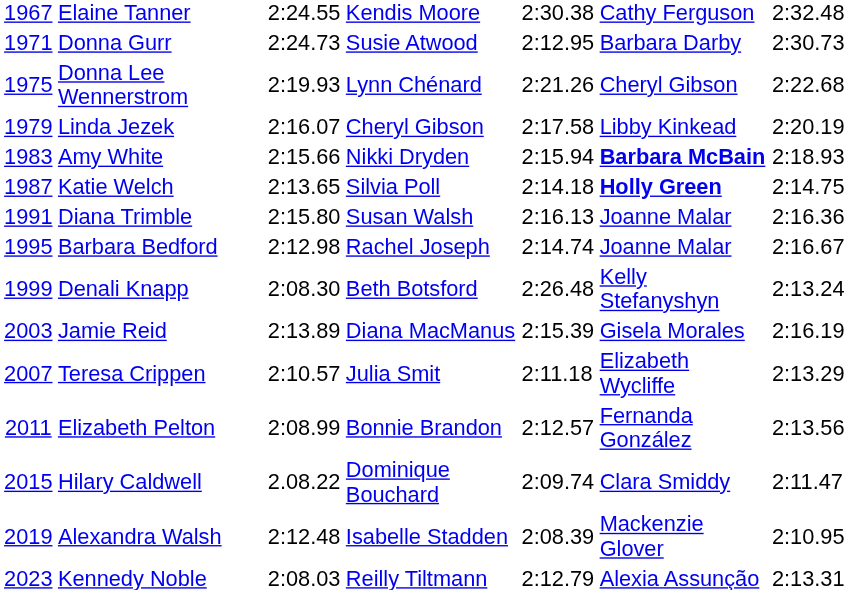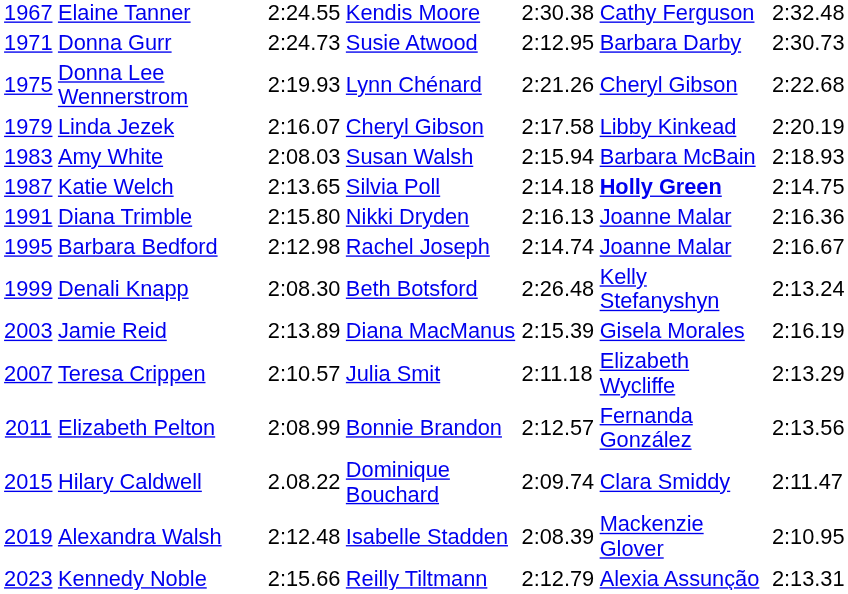(304, 157) 2:15.66 -> (304, 157) 2:08.03
(408, 157) Nikki Dryden -> (410, 157) Susan Walsh
(682, 157) bold -> (678, 157) normal
(410, 217) Susan Walsh -> (408, 217) Nikki Dryden
(304, 578) 2:08.03 -> (304, 578) 2:15.66
